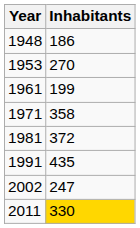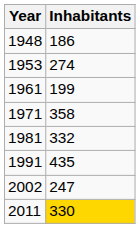(62, 65) 270 -> (62, 65) 274
(62, 138) 372 -> (62, 138) 332
